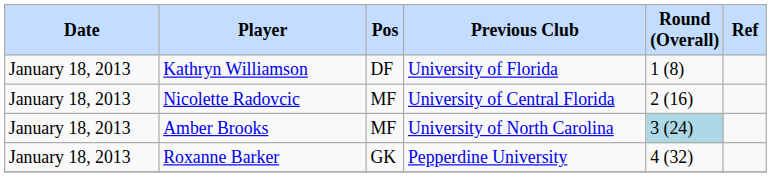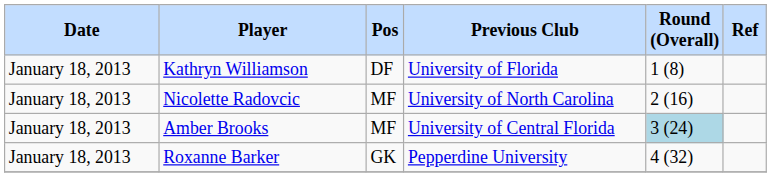(511, 99) University of Central Florida -> (511, 99) University of North Carolina
(511, 128) University of North Carolina -> (511, 128) University of Central Florida
